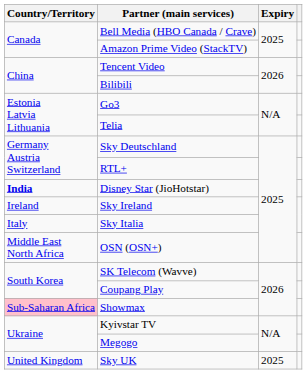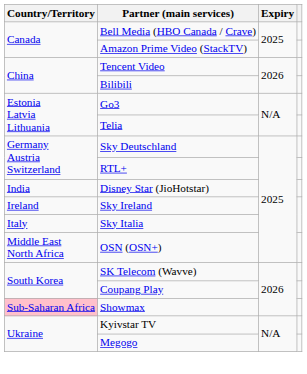(20, 188) bold -> (18, 188) normal
- row: (118, 360)
